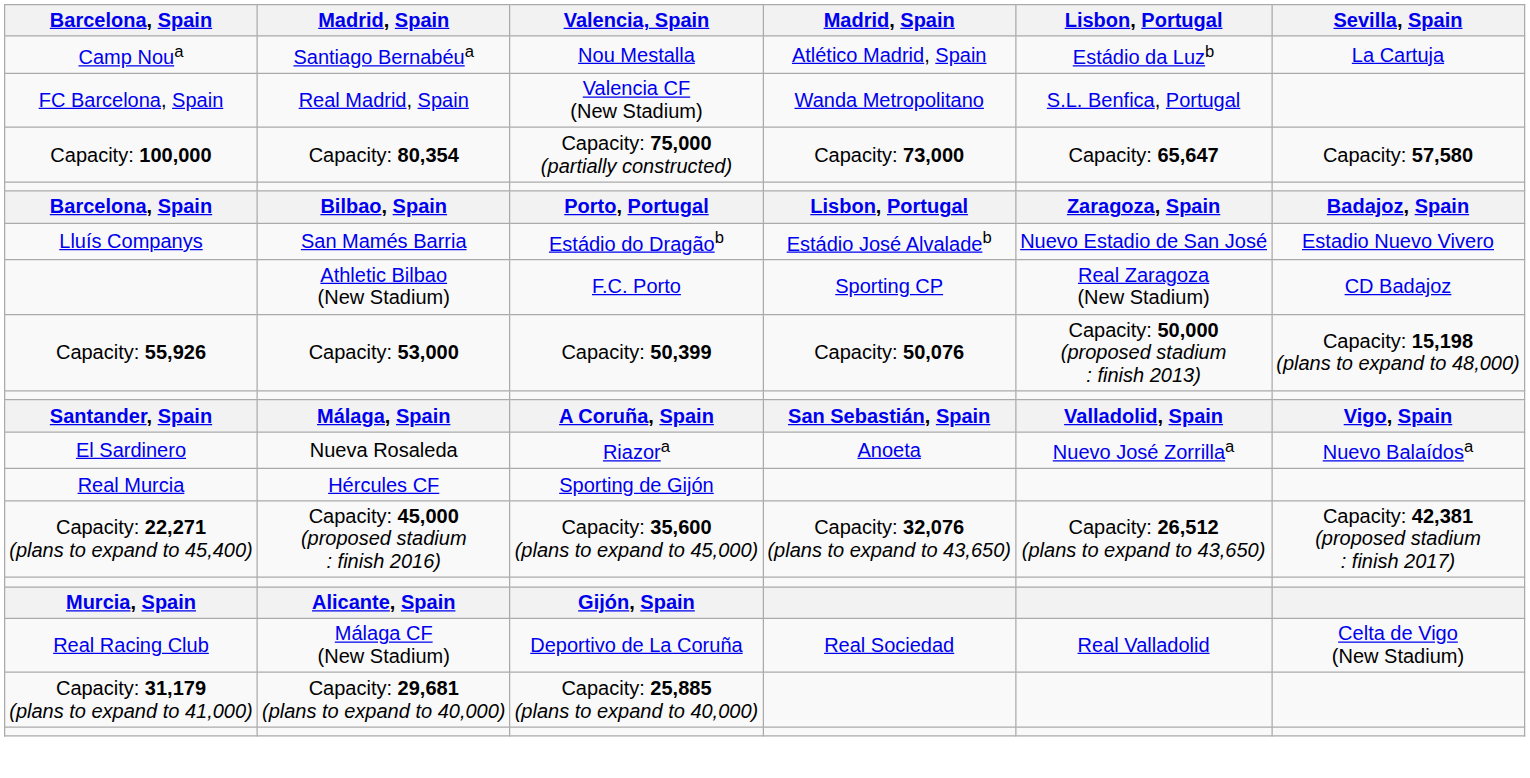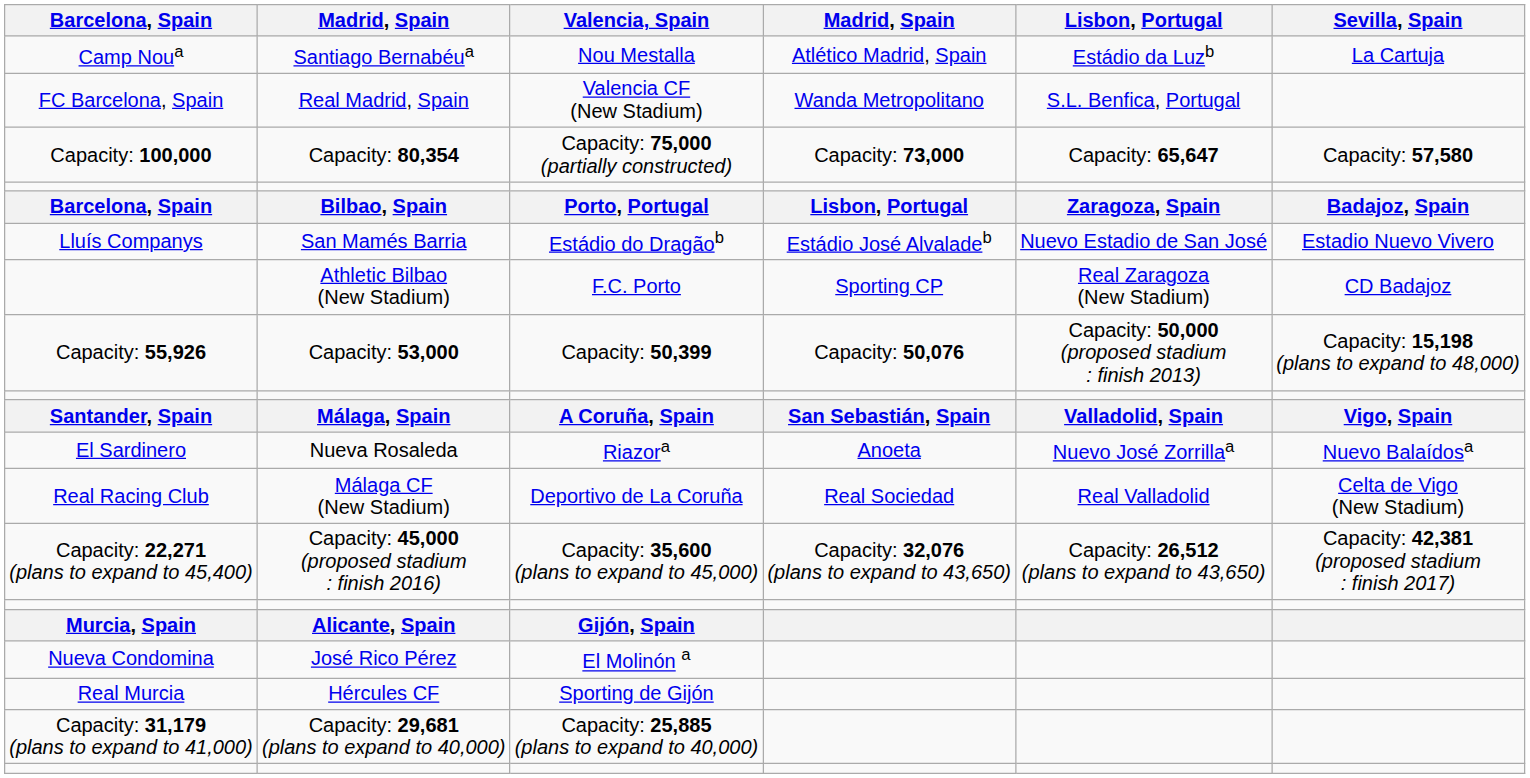rows swapped: (384, 645) <-> (384, 484)
+ row: (384, 659)
